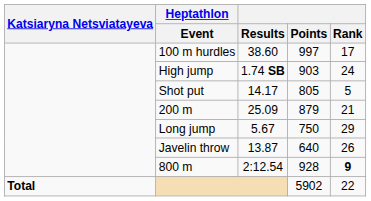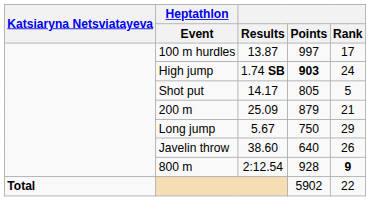(263, 53) 38.60 -> (263, 53) 13.87
(309, 72) normal -> (309, 72) bold
(263, 148) 13.87 -> (263, 148) 38.60
